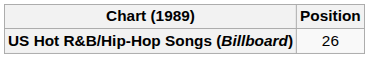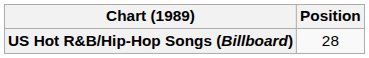(330, 41) 26 -> (330, 41) 28
